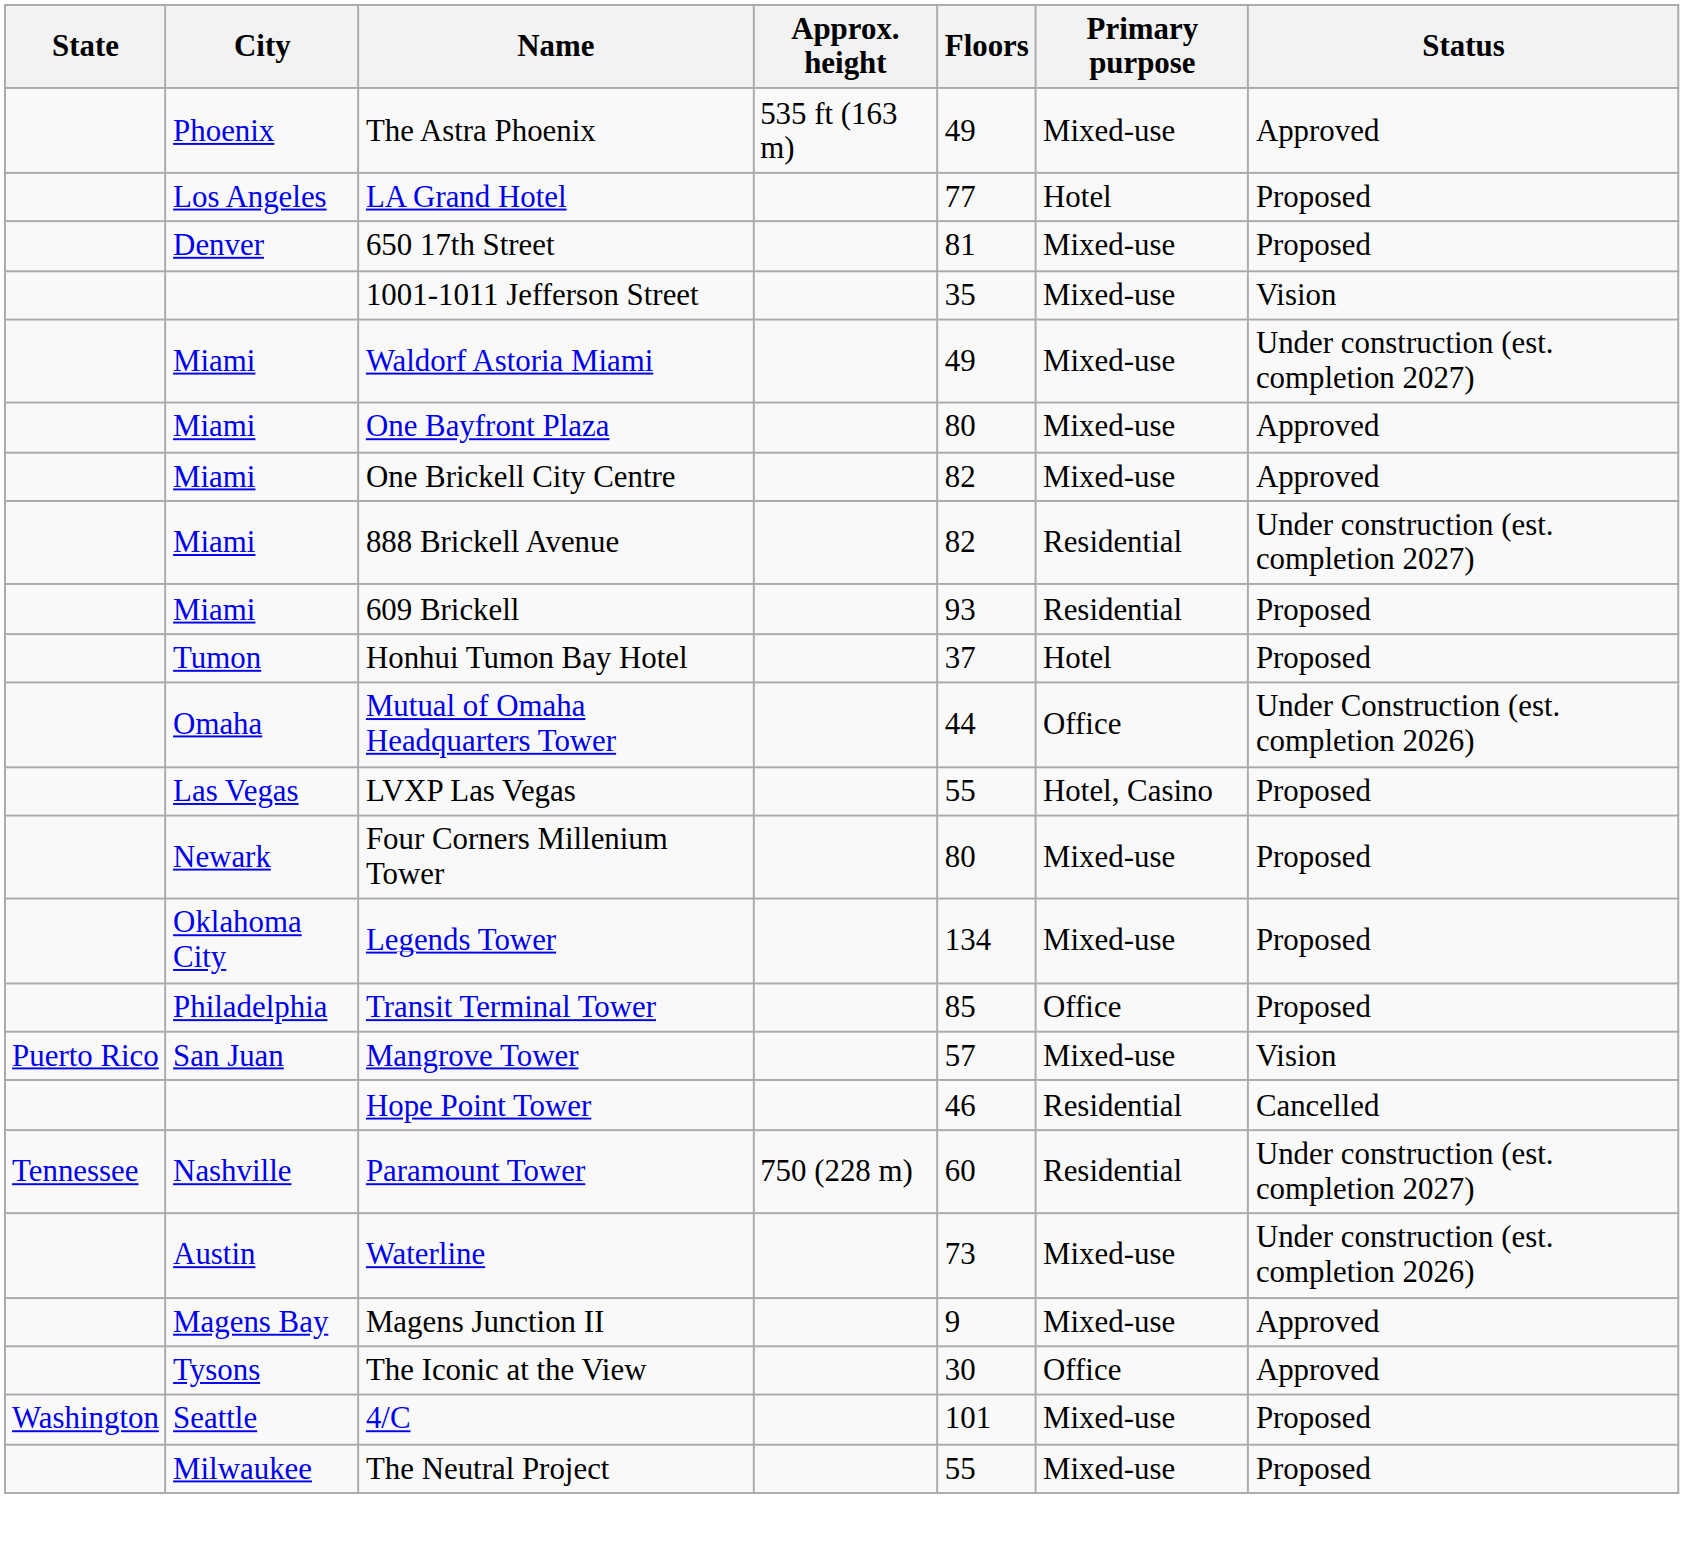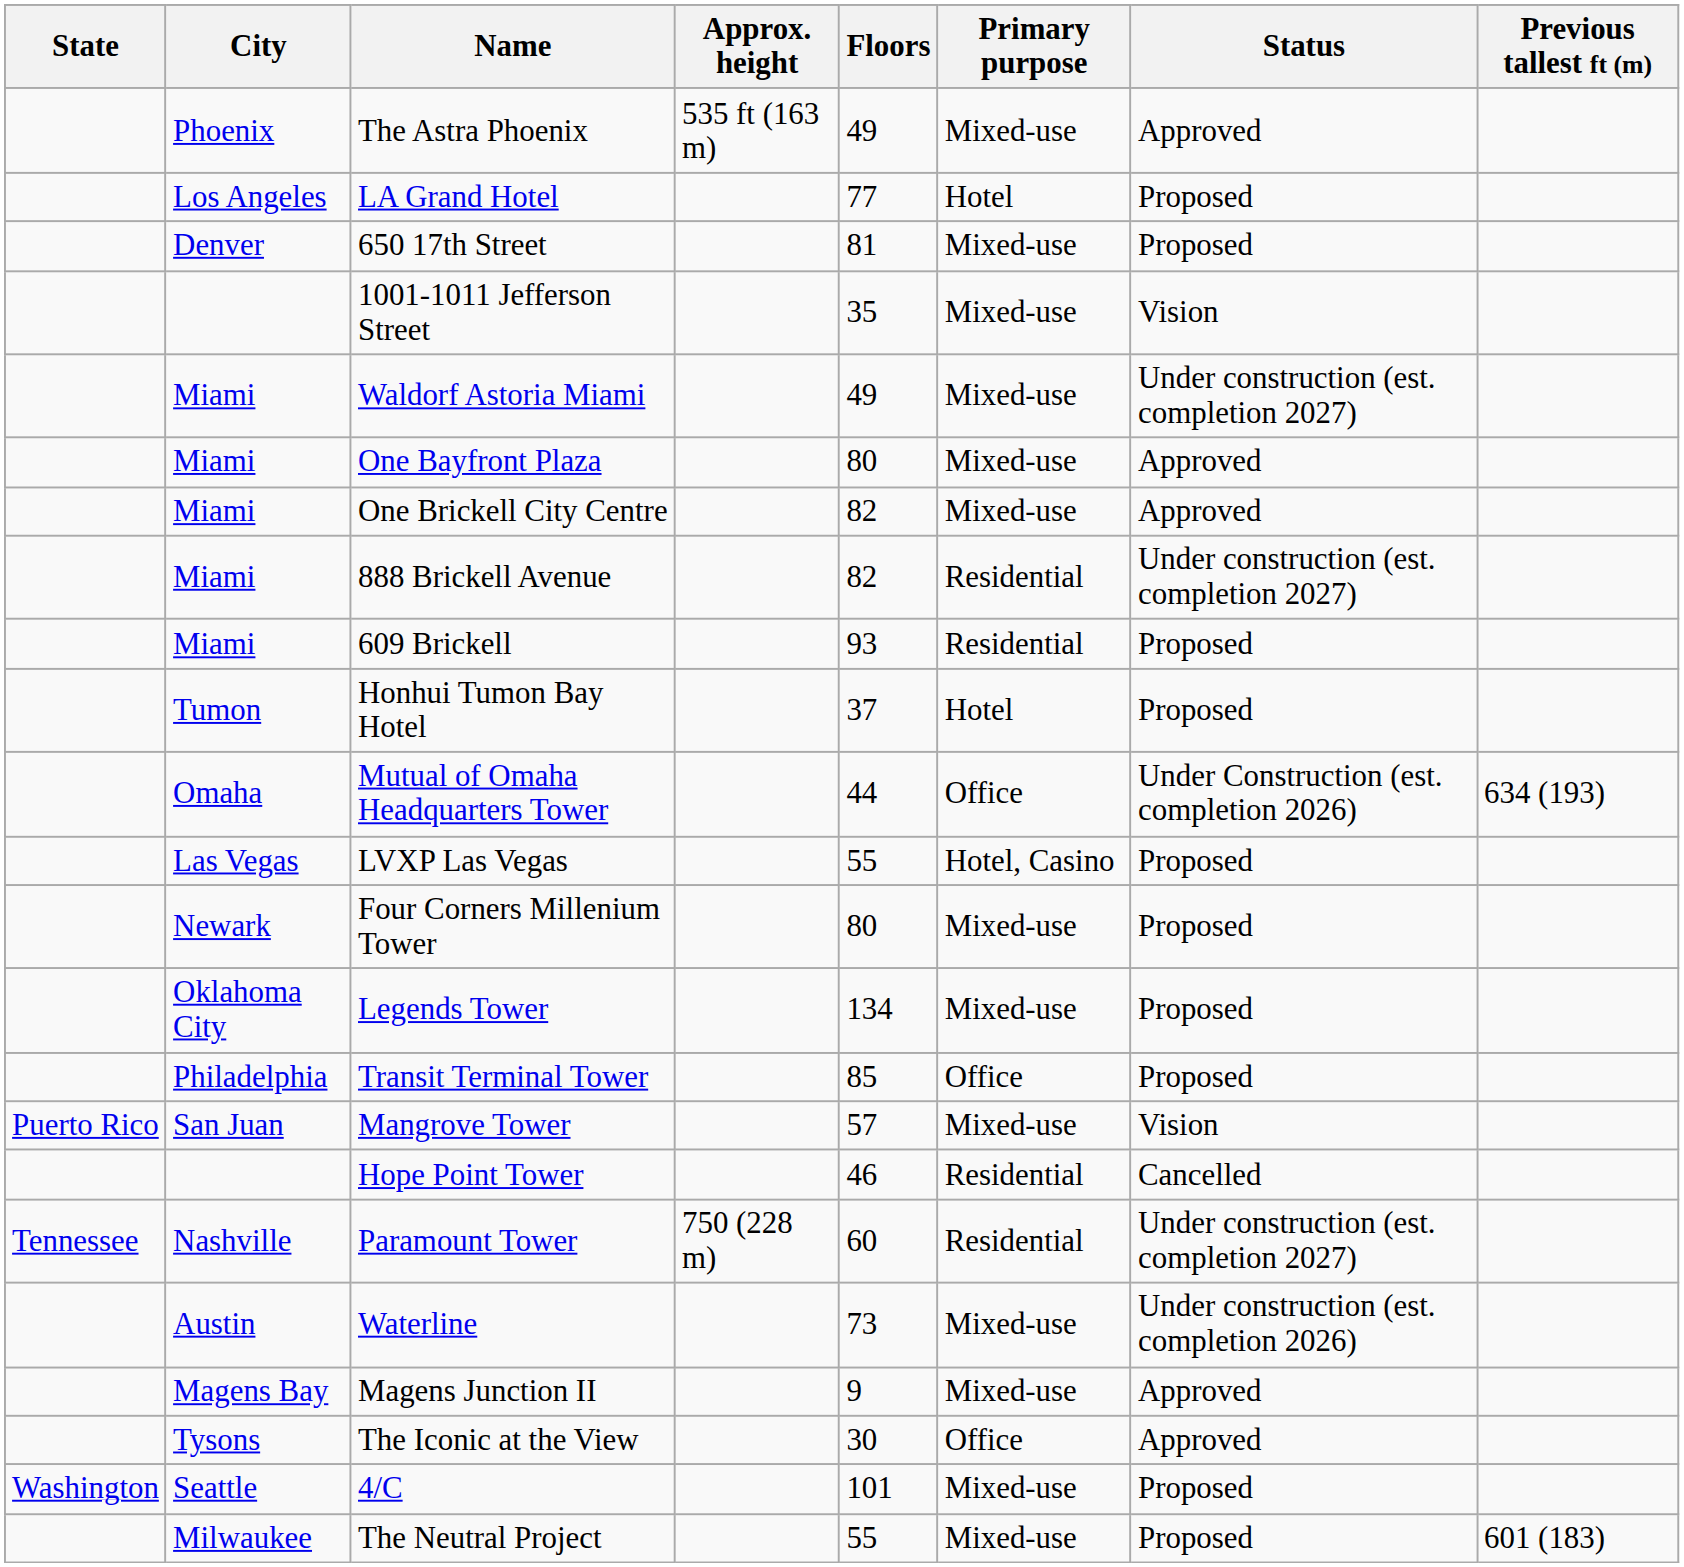+ column: (1578, 46)
